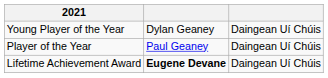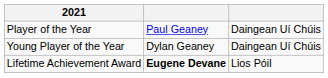rows swapped: (49, 47) <-> (66, 30)
(276, 64) Daingean Uí Chúis -> (251, 64) Lios Póil
